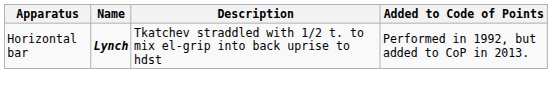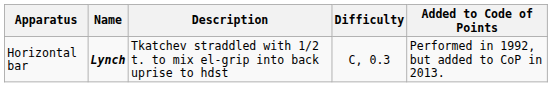+ column: (369, 21)
